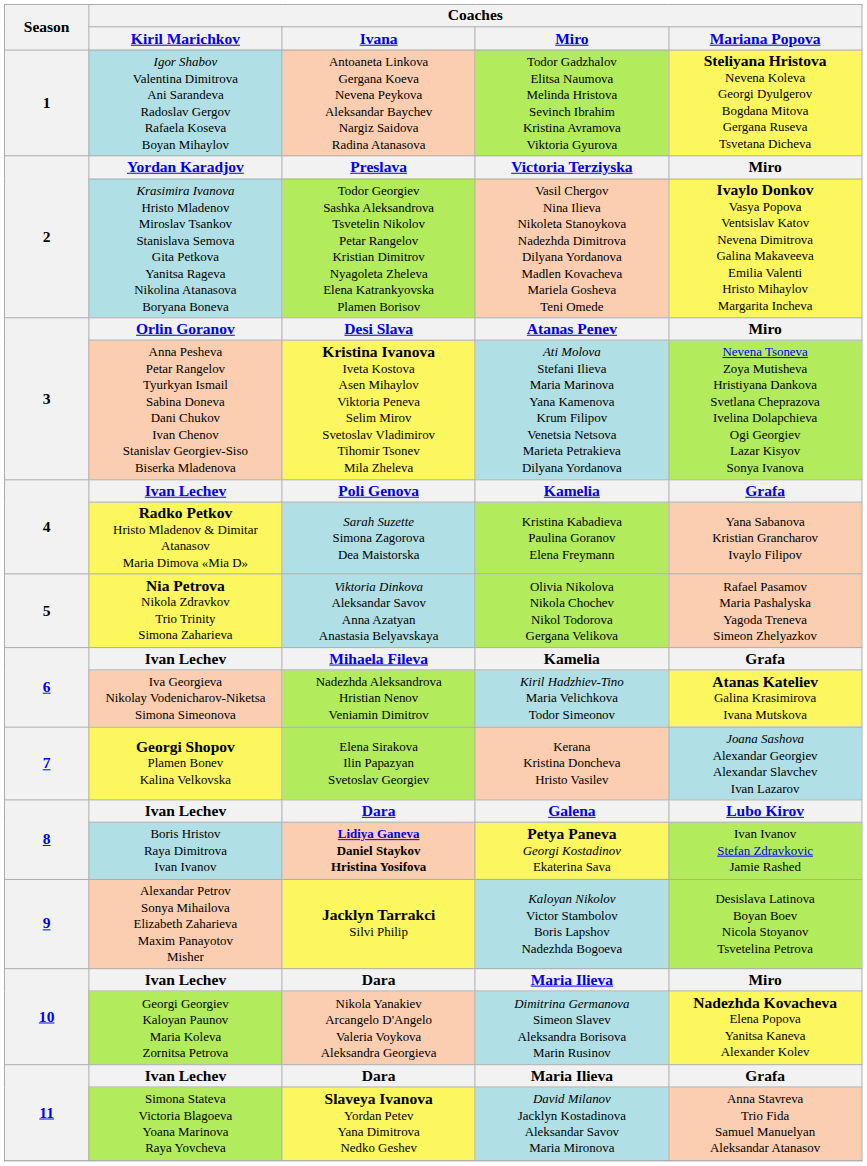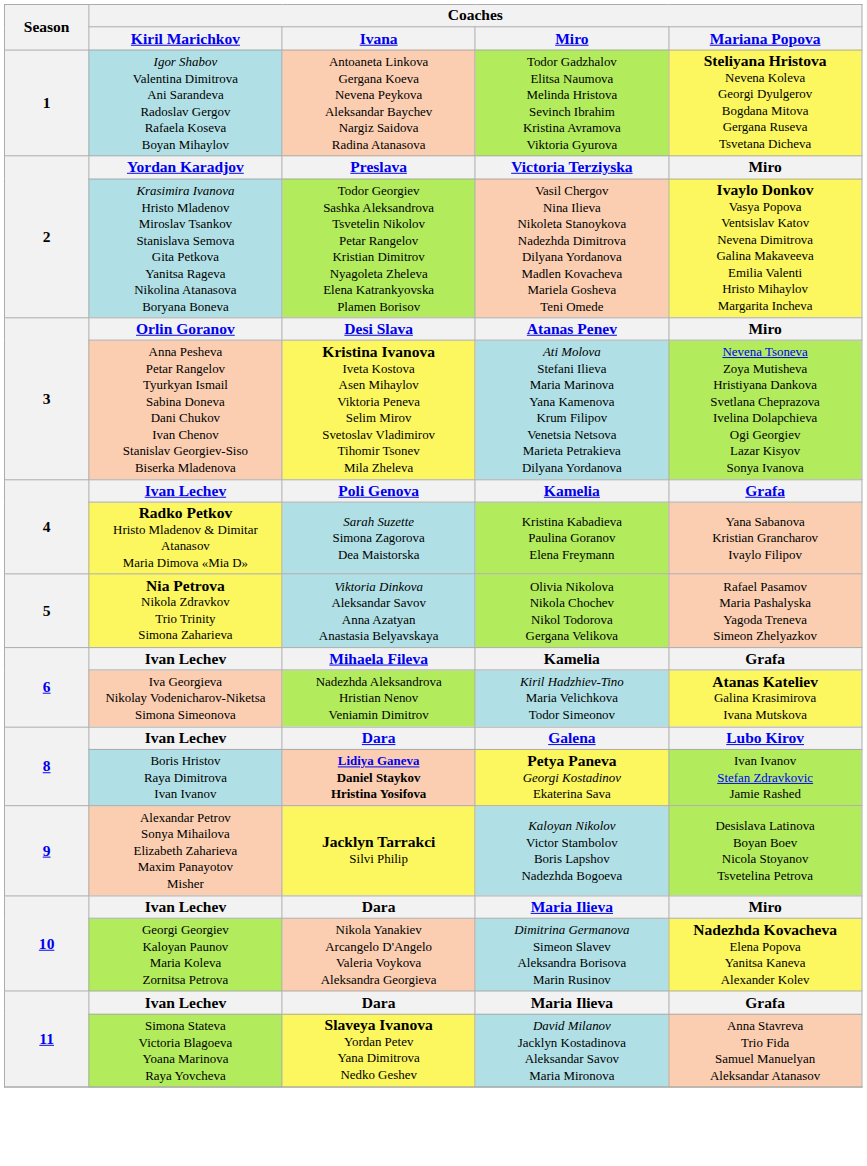- row: (47, 763)
